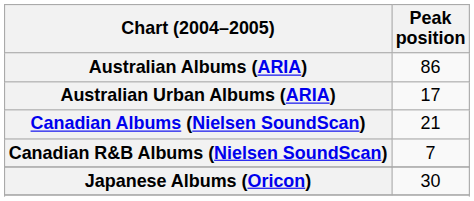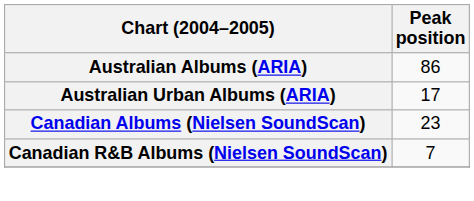(430, 124) 21 -> (430, 124) 23
- row: (198, 180)
